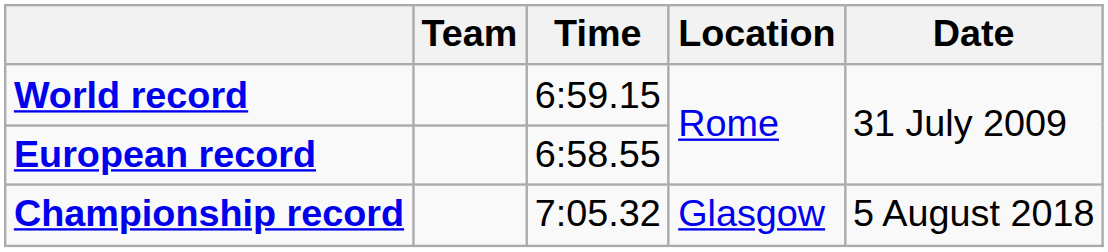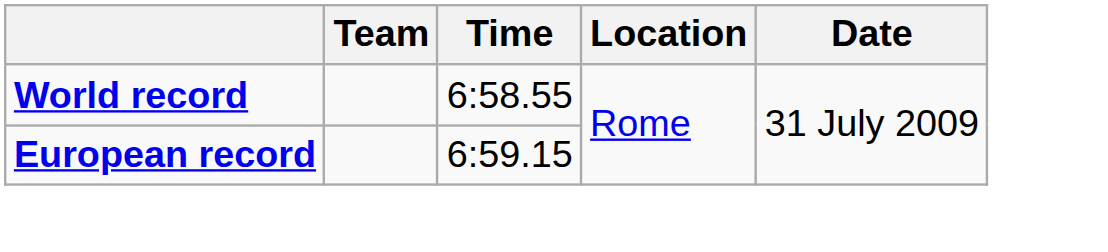(598, 94) 6:59.15 -> (510, 94) 6:58.55
(598, 154) 6:58.55 -> (510, 154) 6:59.15
- row: (209, 214)
